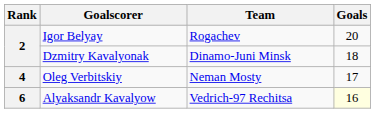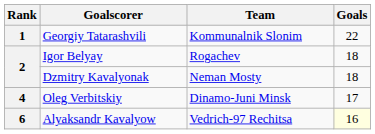+ row: (94, 35)
(352, 35) 20 -> (352, 56) 18
(240, 56) Dinamo-Juni Minsk -> (225, 77) Neman Mosty
(225, 77) Neman Mosty -> (240, 98) Dinamo-Juni Minsk
